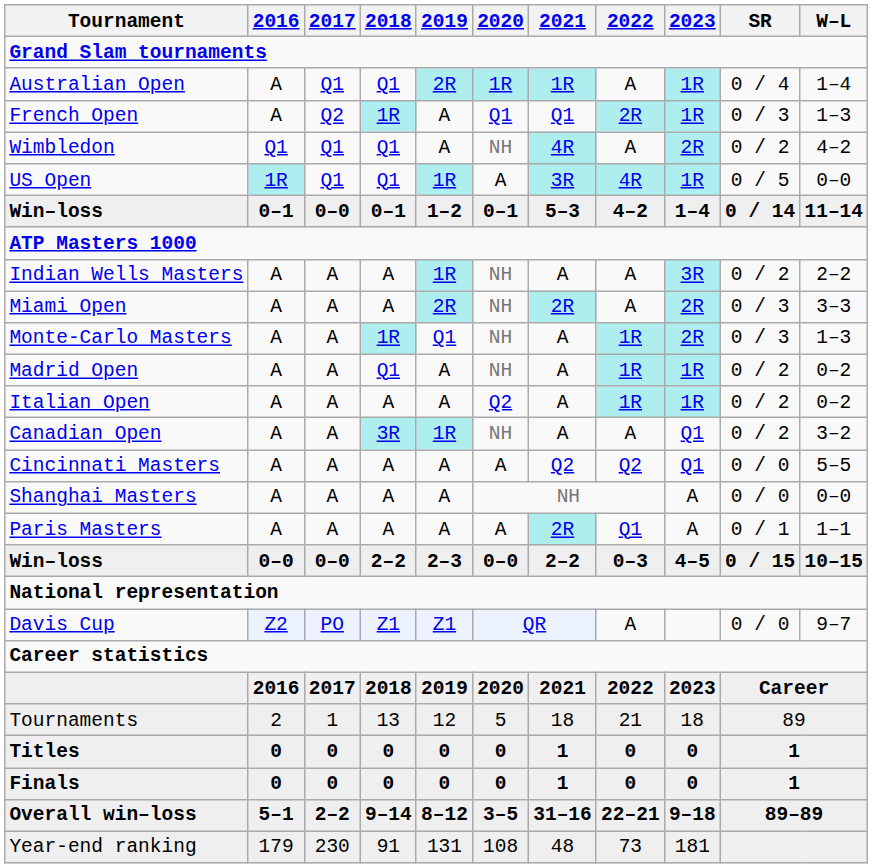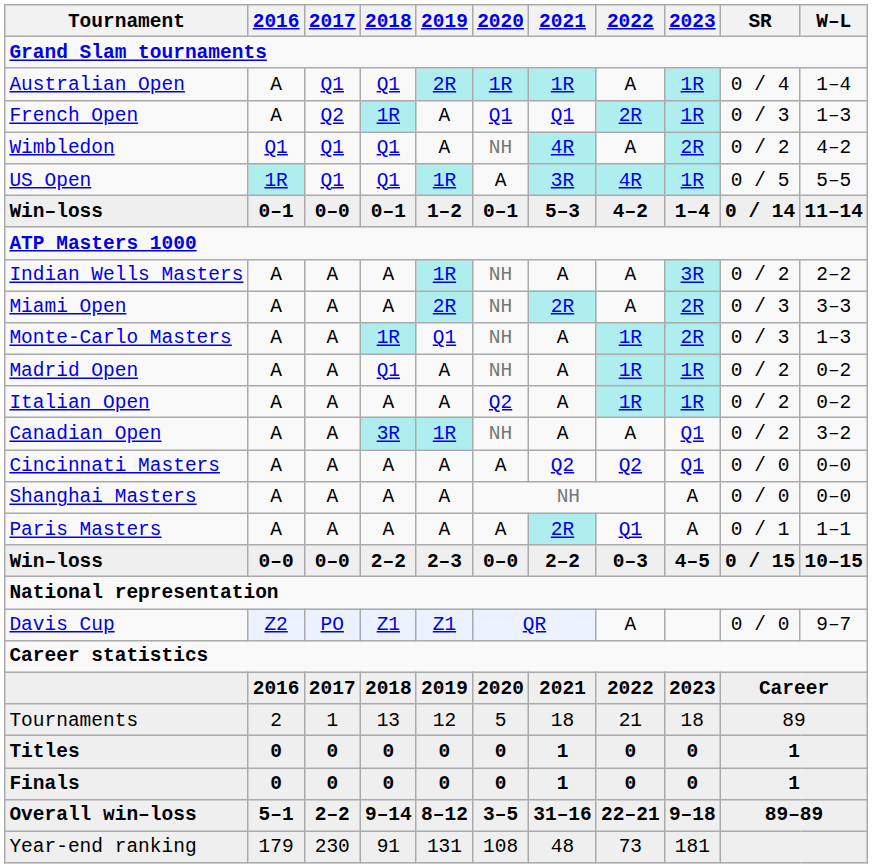(834, 180) 0–0 -> (834, 180) 5–5
(834, 466) 5–5 -> (834, 466) 0–0
